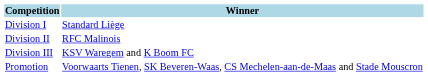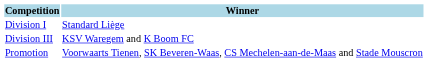- row: (27, 39)
